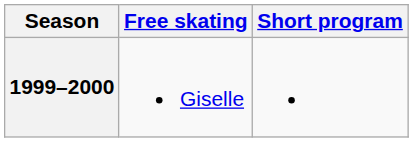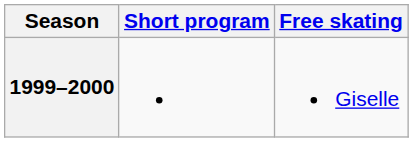columns swapped: (330, 21) <-> (186, 21)
